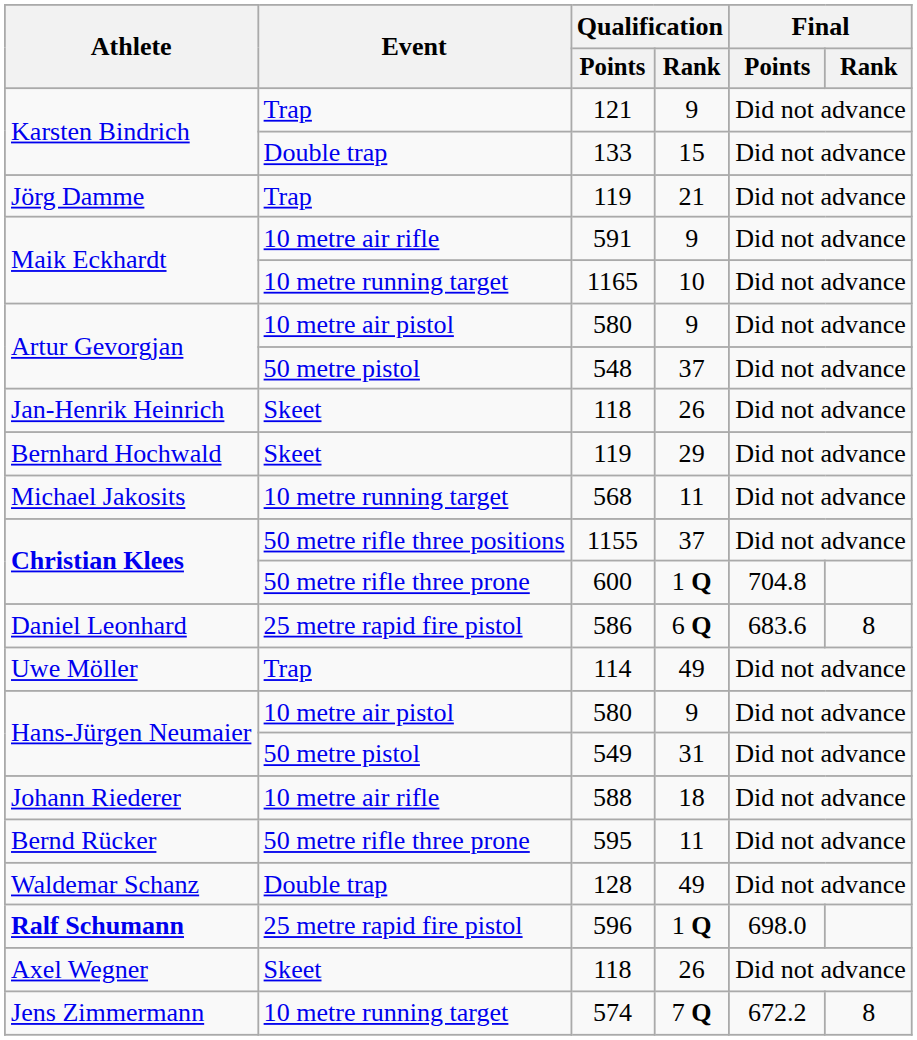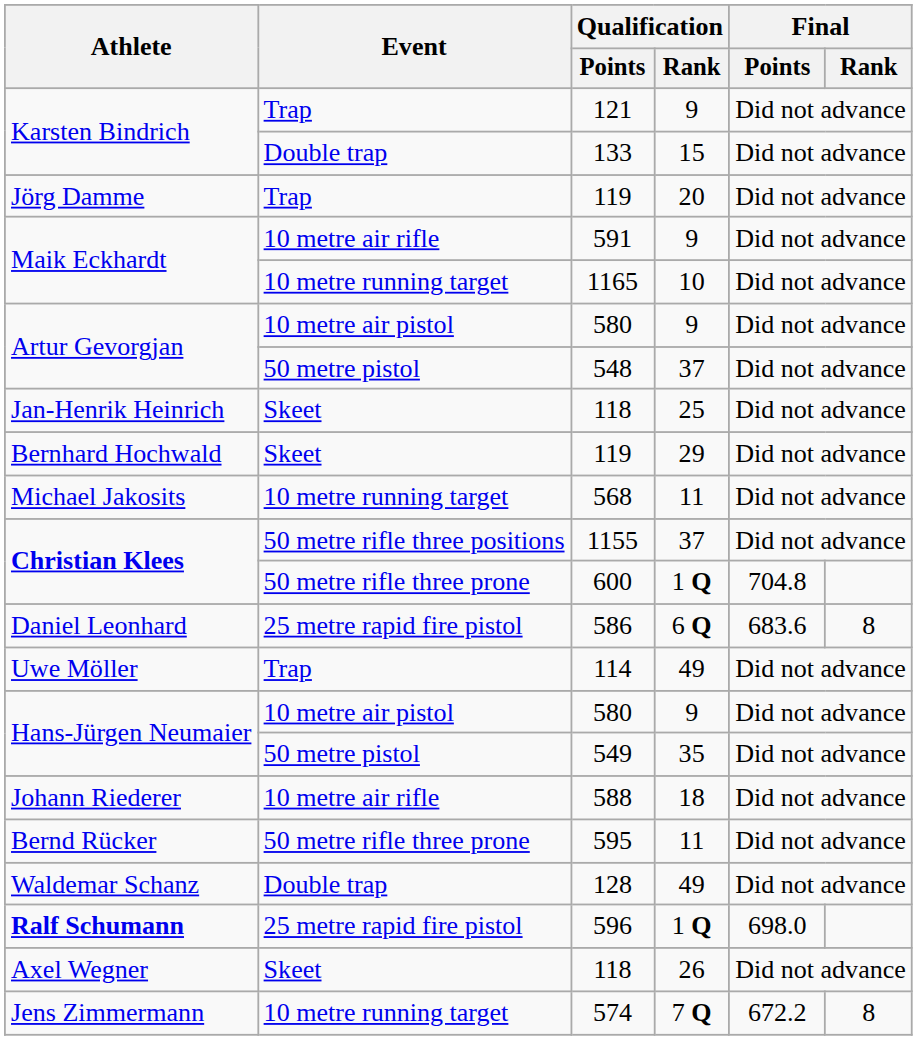(692, 196) 21 -> (692, 196) 20
(692, 410) 26 -> (692, 410) 25
(692, 754) 31 -> (692, 754) 35
